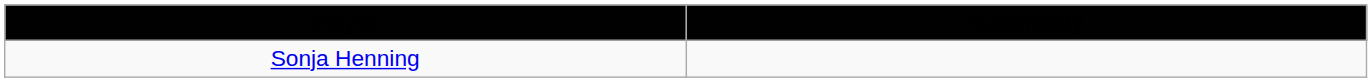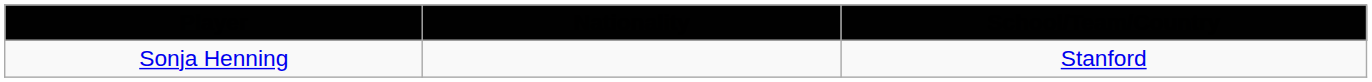+ column: (1104, 22)
